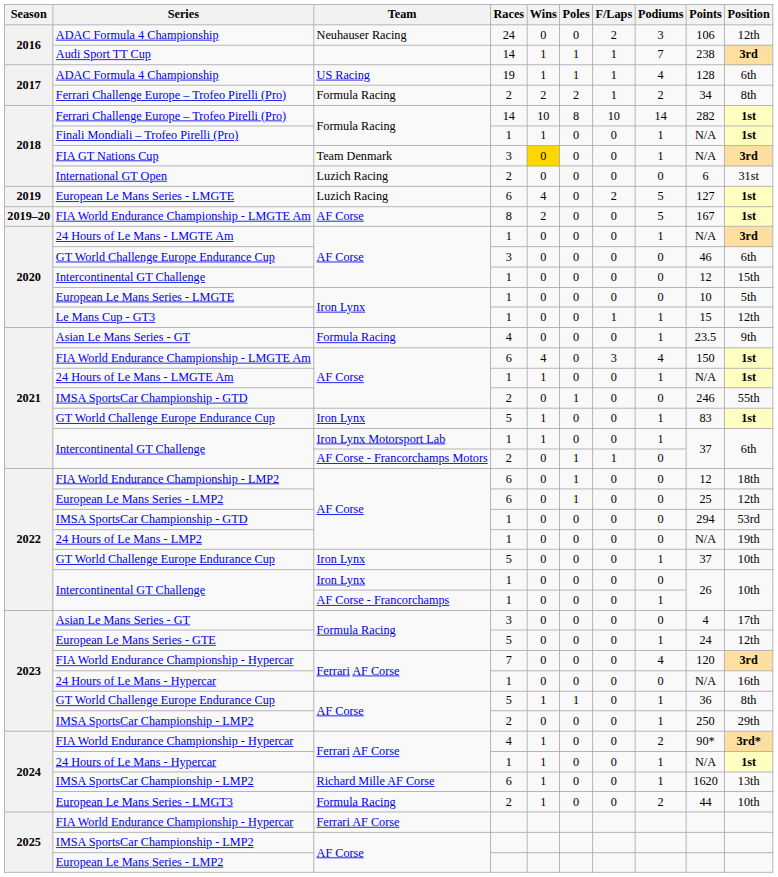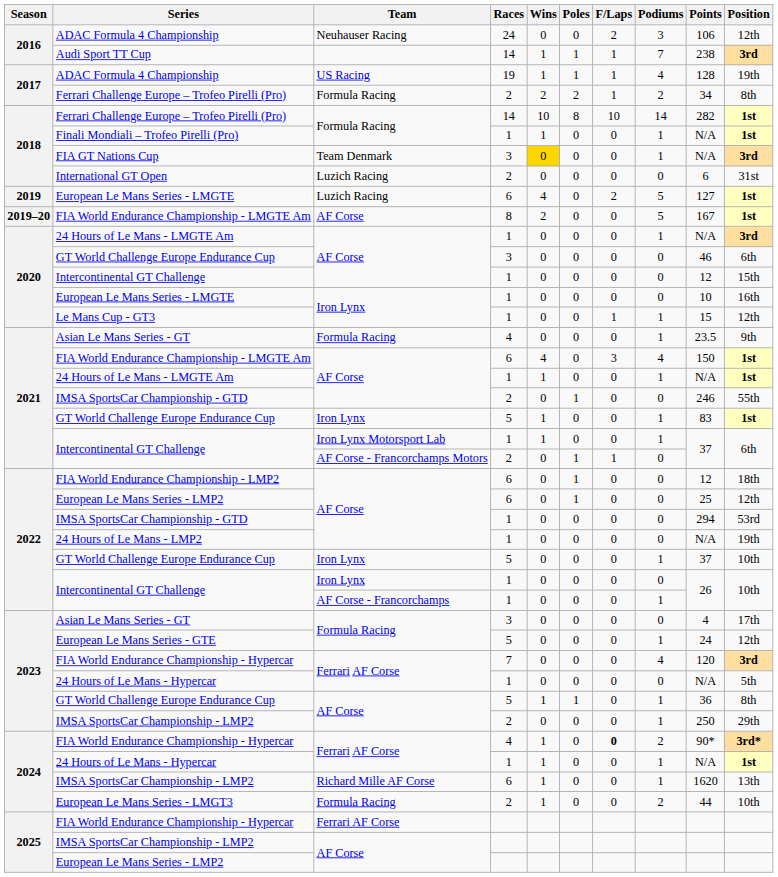(749, 75) 6th -> (749, 75) 19th
(749, 297) 5th -> (749, 297) 16th
(749, 681) 16th -> (749, 681) 5th
(614, 741) normal -> (614, 741) bold
